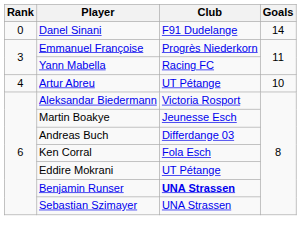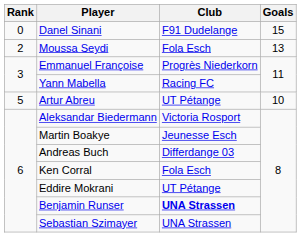(278, 30) 14 -> (278, 30) 15
+ row: (74, 48)
(20, 83) 4 -> (20, 100) 5
